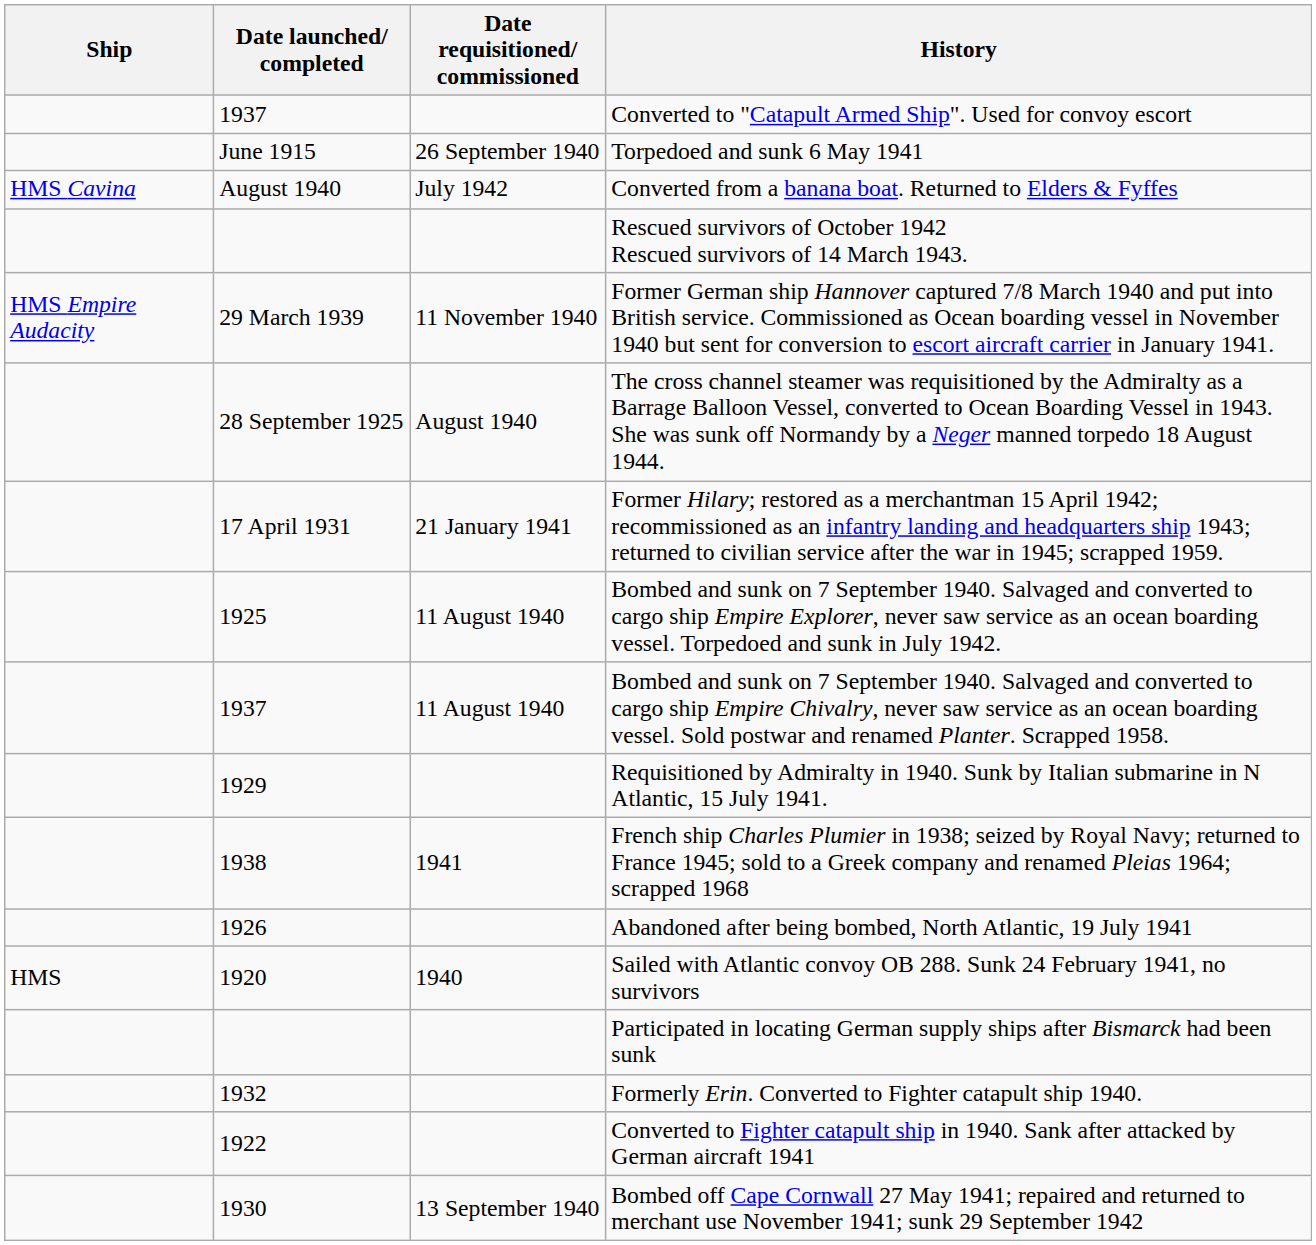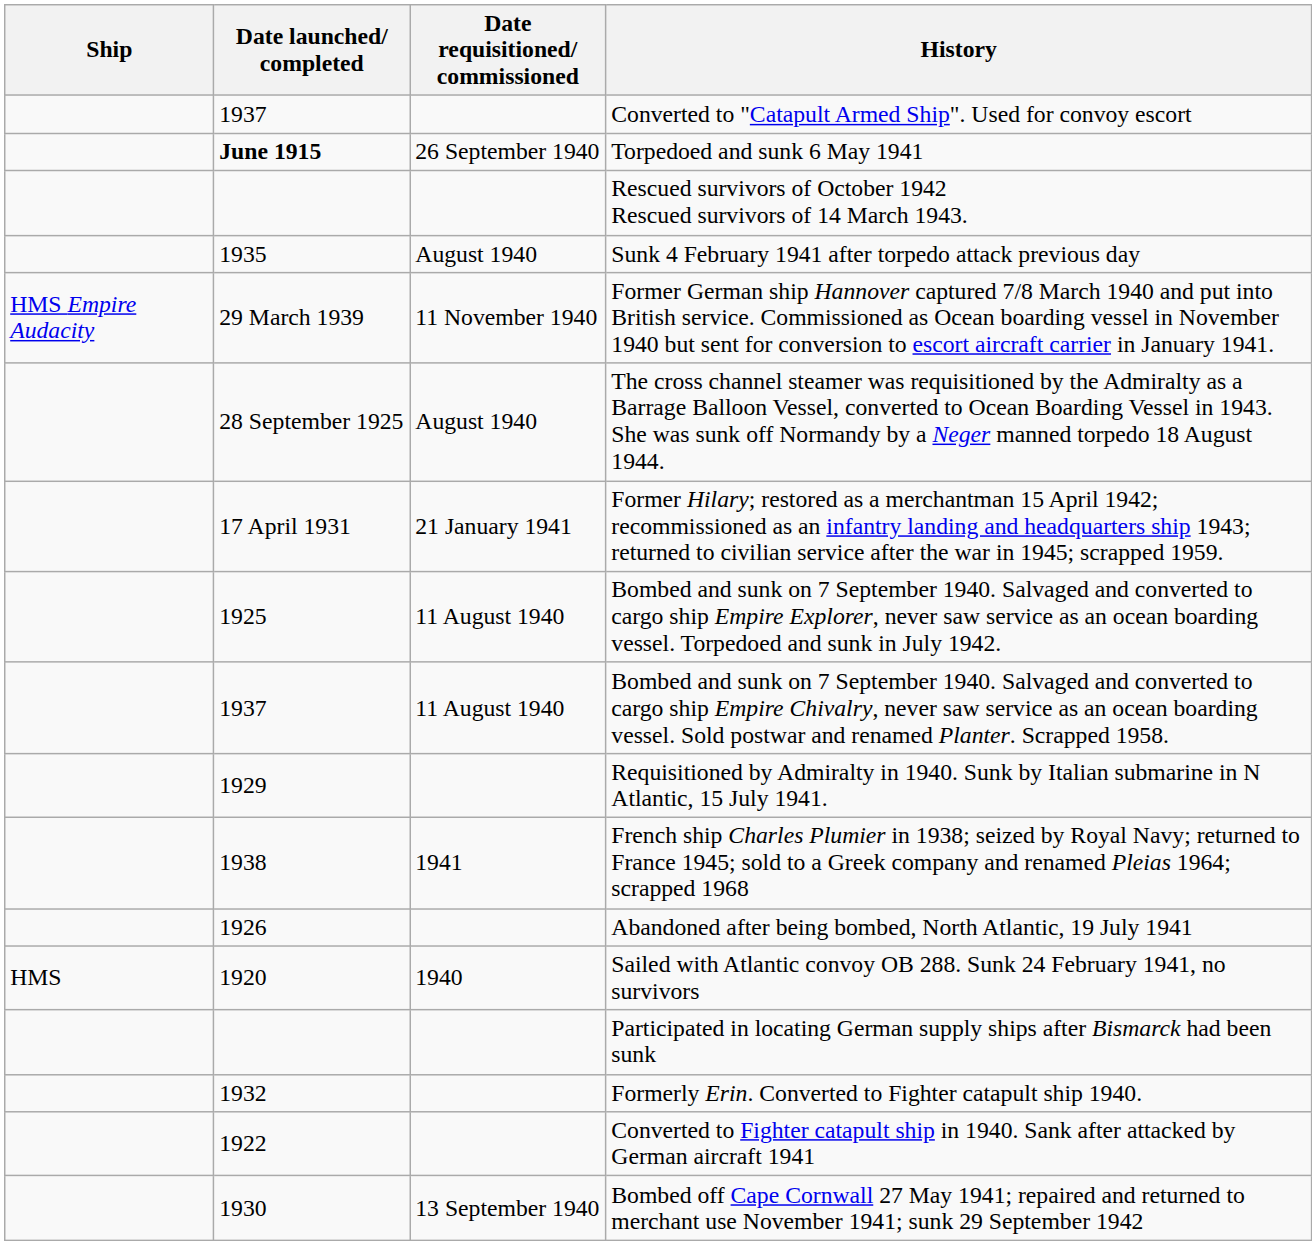(268, 151) normal -> (270, 151) bold
- row: (895, 189)
+ row: (876, 253)
